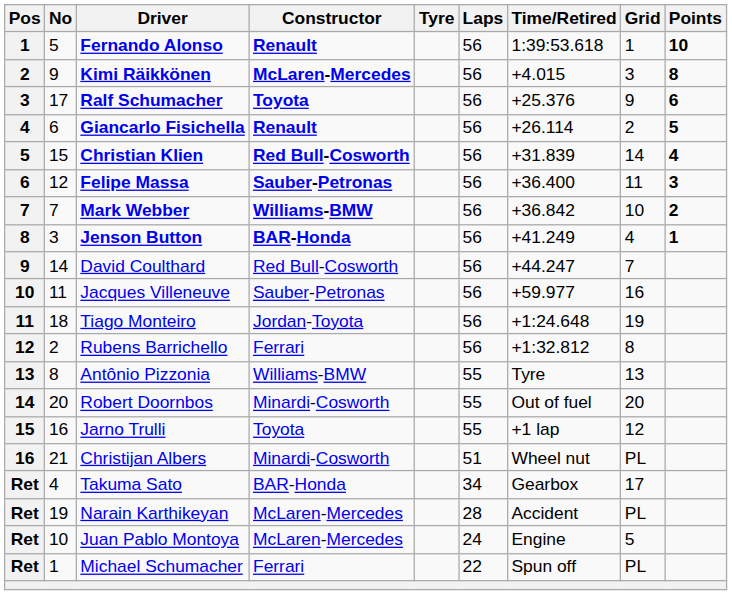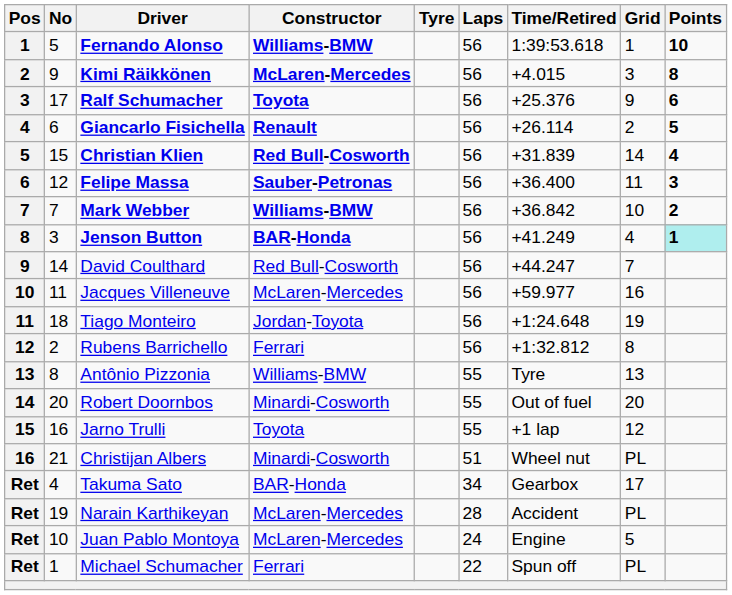(285, 45) Renault -> (313, 45) Williams-BMW
(674, 237) no background -> (674, 237) paleturquoise background
(319, 292) Sauber-Petronas -> (328, 292) McLaren-Mercedes
